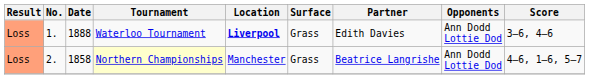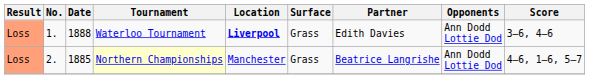(80, 60) 1858 -> (80, 60) 1885
